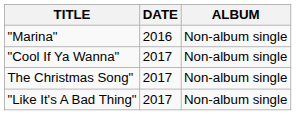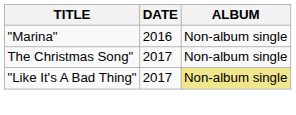- row: (63, 57)
(236, 99) no background -> (236, 78) khaki background
